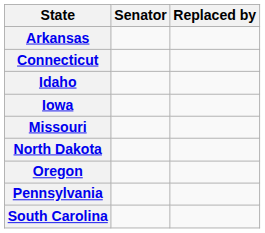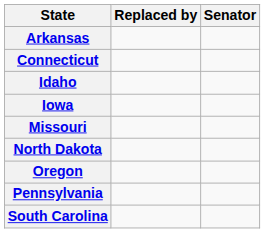columns swapped: (141, 15) <-> (215, 15)
